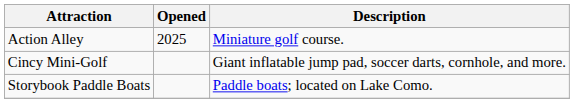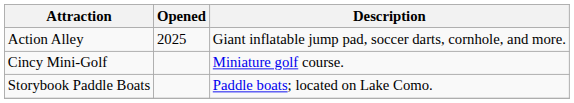(278, 39) Miniature golf course. -> (389, 39) Giant inflatable jump pad, soccer darts, cornhole, and more.
(389, 62) Giant inflatable jump pad, soccer darts, cornhole, and more. -> (278, 62) Miniature golf course.
